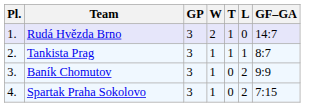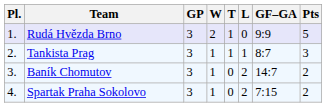+ column: (311, 14)
(266, 33) 14:7 -> (263, 33) 9:9
(263, 72) 9:9 -> (266, 72) 14:7
